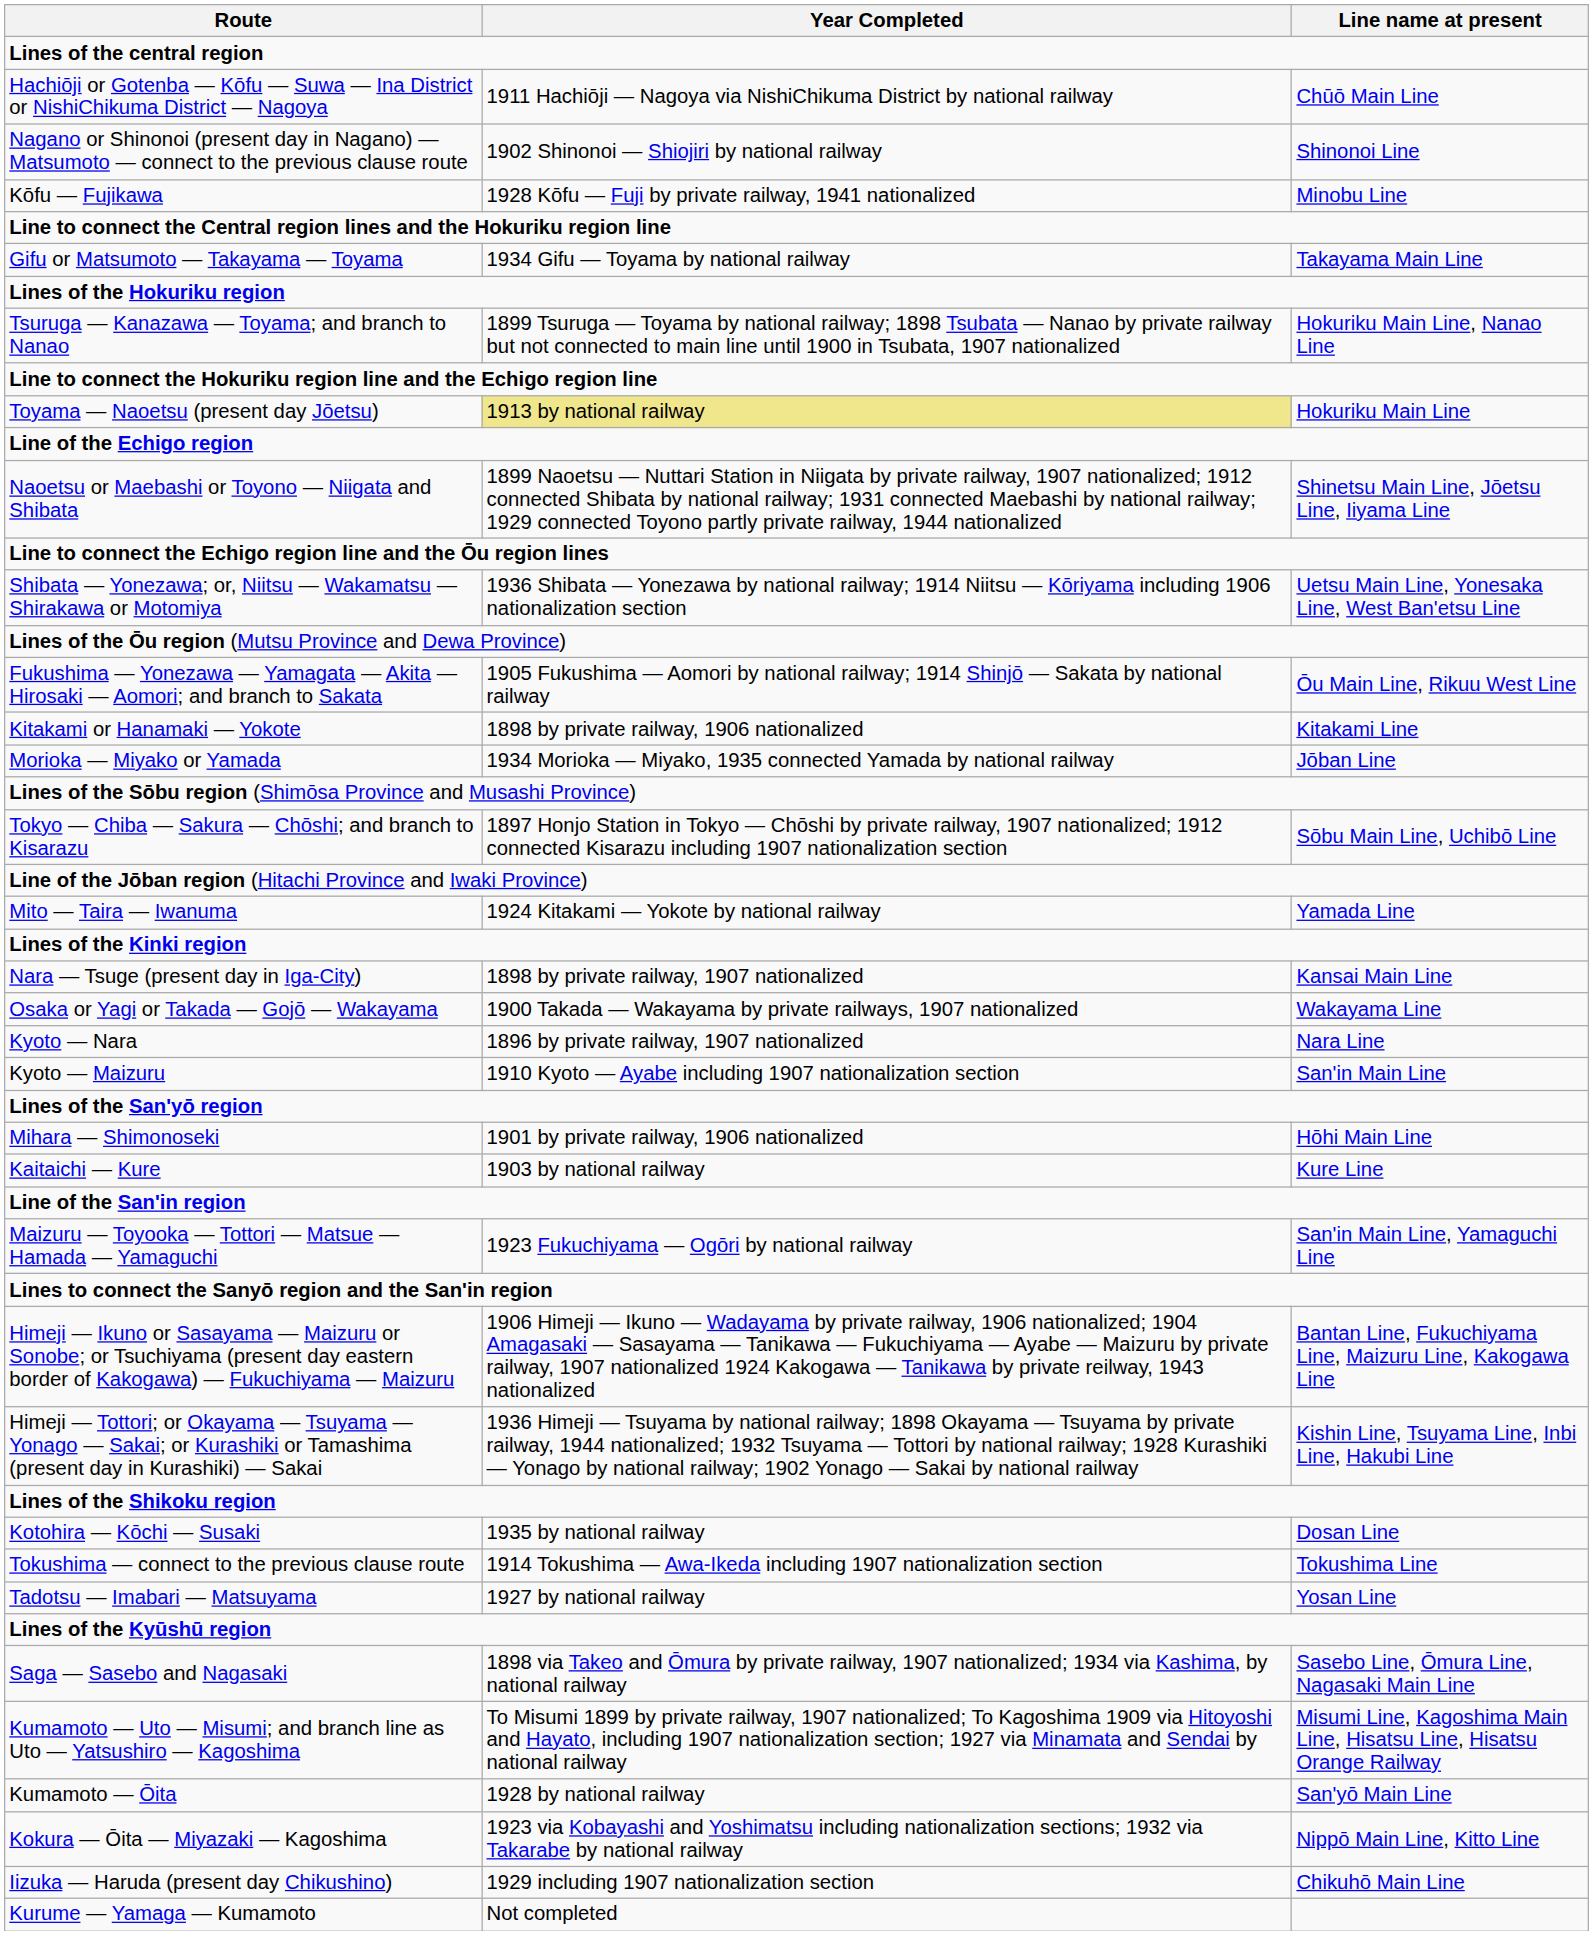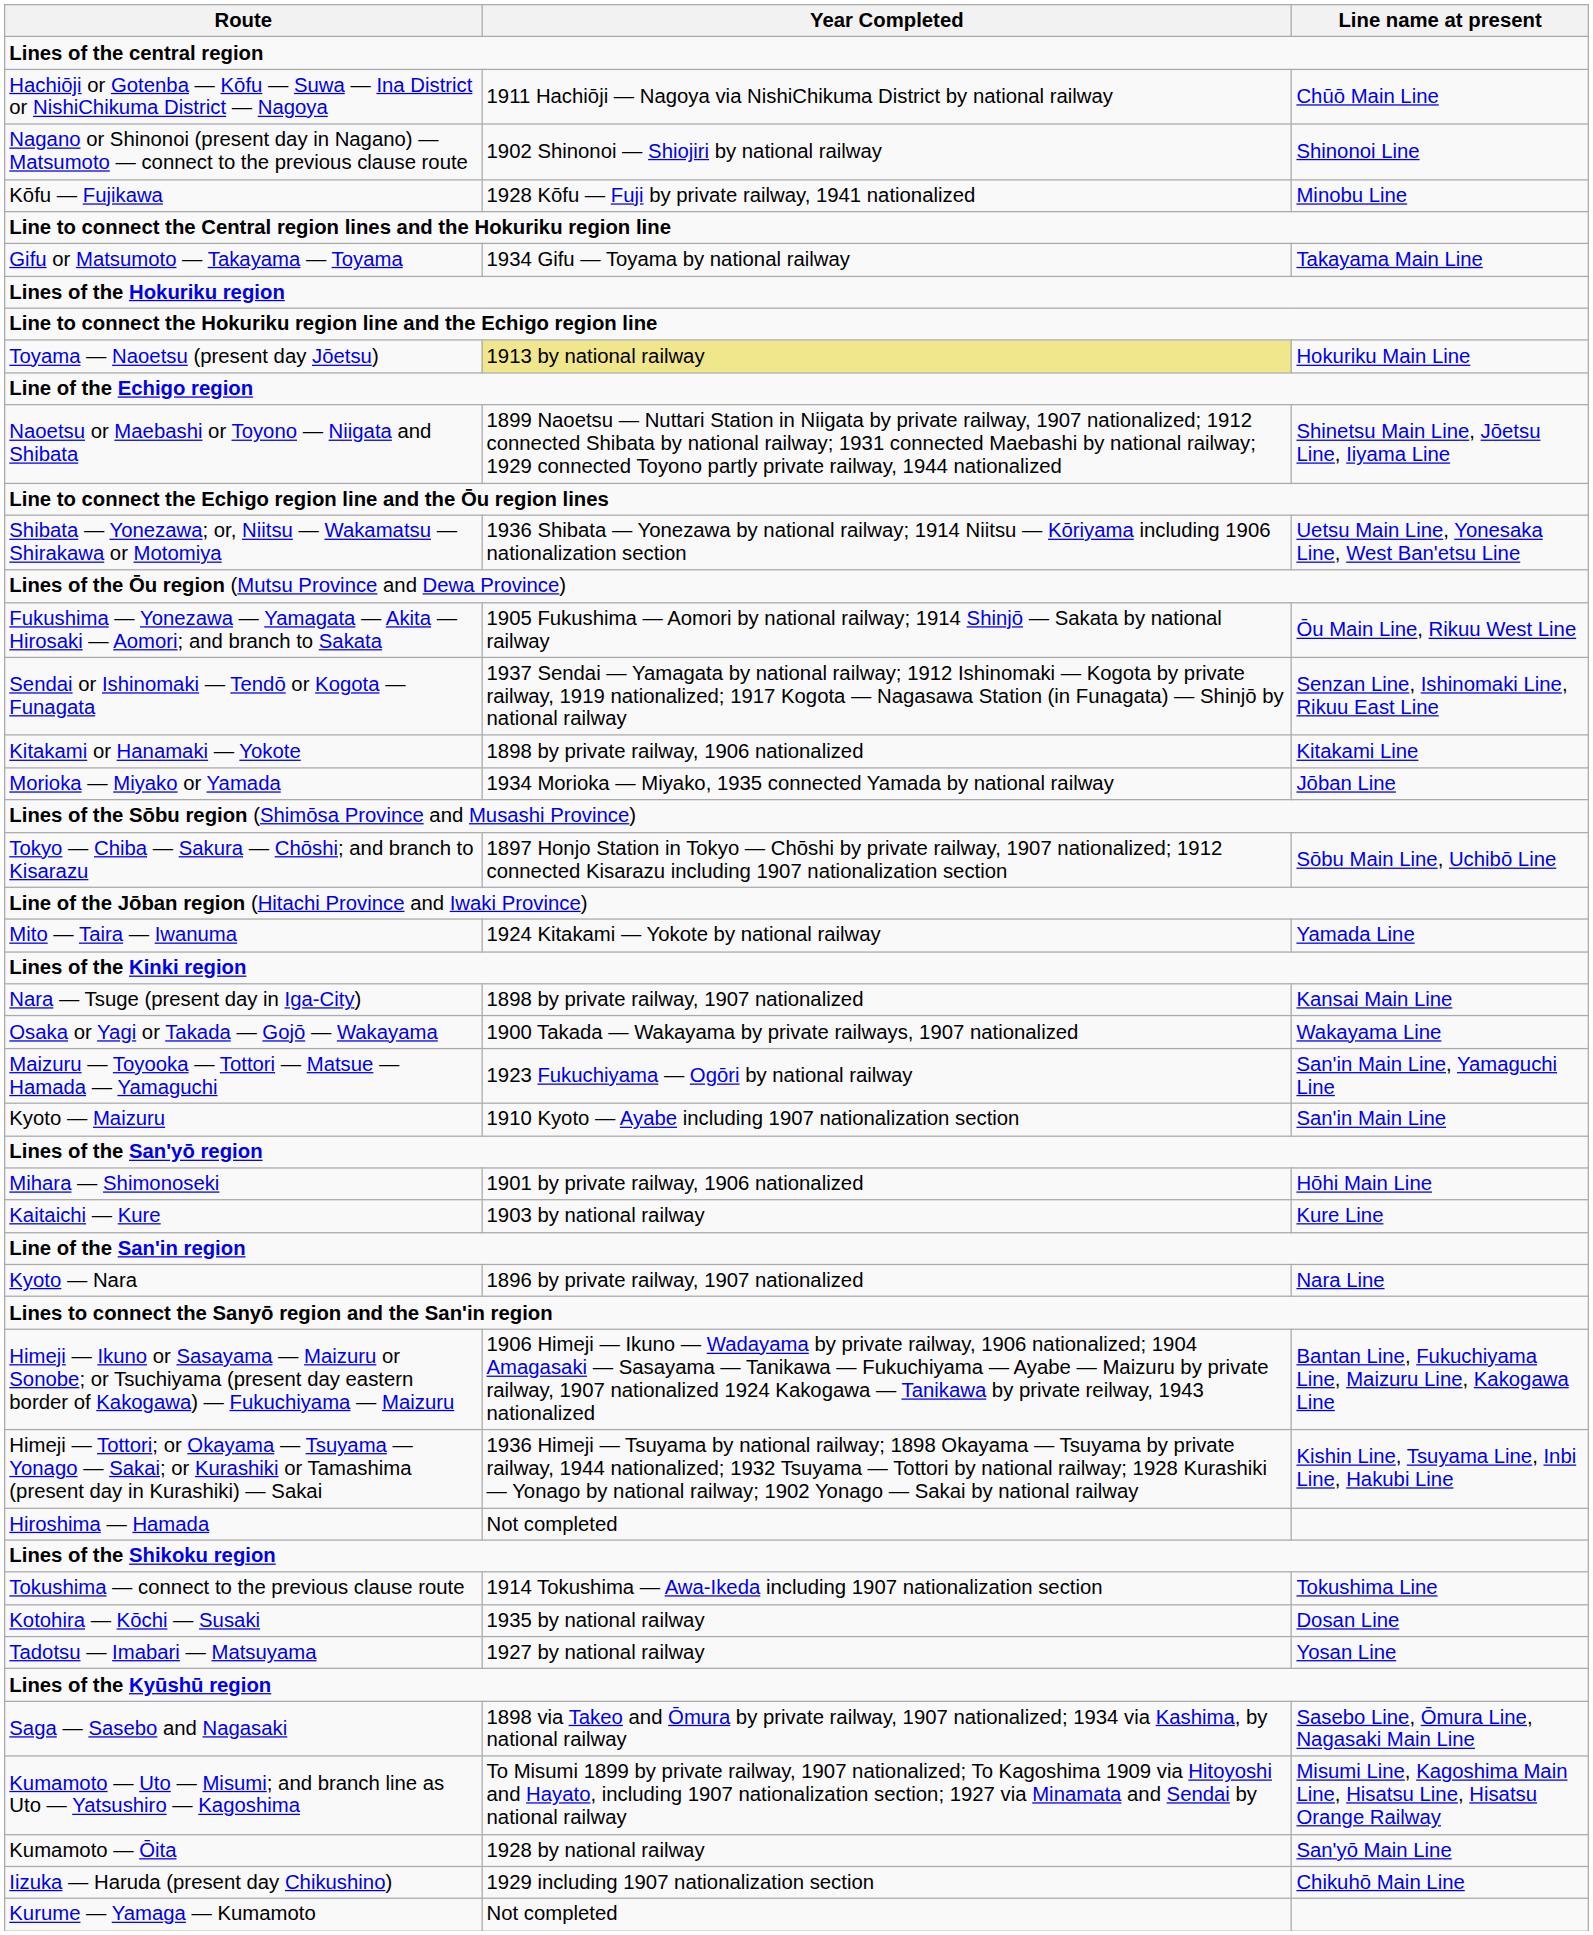- row: (228, 335)
+ row: (207, 696)
rows swapped: (73, 1041) <-> (204, 1246)
+ row: (109, 1523)
rows swapped: (135, 1533) <-> (237, 1565)
- row: (198, 1838)
